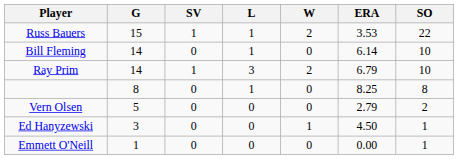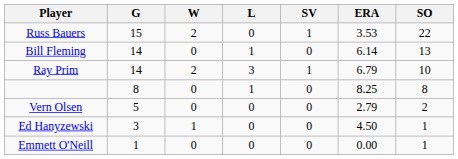columns swapped: (309, 13) <-> (194, 13)
(251, 32) 1 -> (251, 32) 0
(425, 51) 10 -> (425, 51) 13
